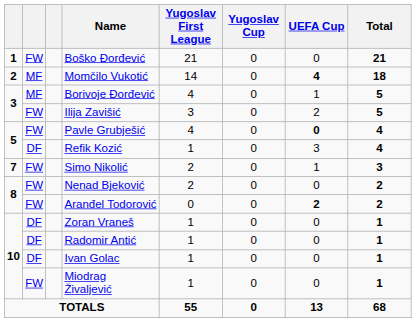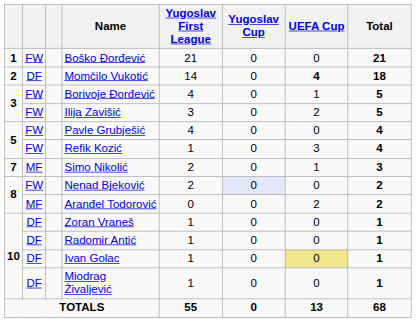(34, 76) MF -> (34, 76) DF
(34, 94) MF -> (34, 94) FW
(317, 130) bold -> (317, 130) normal
(34, 149) DF -> (34, 149) FW
(34, 167) FW -> (34, 167) MF
(254, 185) no background -> (254, 185) lavender background
(34, 203) FW -> (34, 203) MF
(317, 203) bold -> (317, 203) normal
(317, 258) no background -> (317, 258) khaki background
(34, 283) FW -> (34, 283) DF
